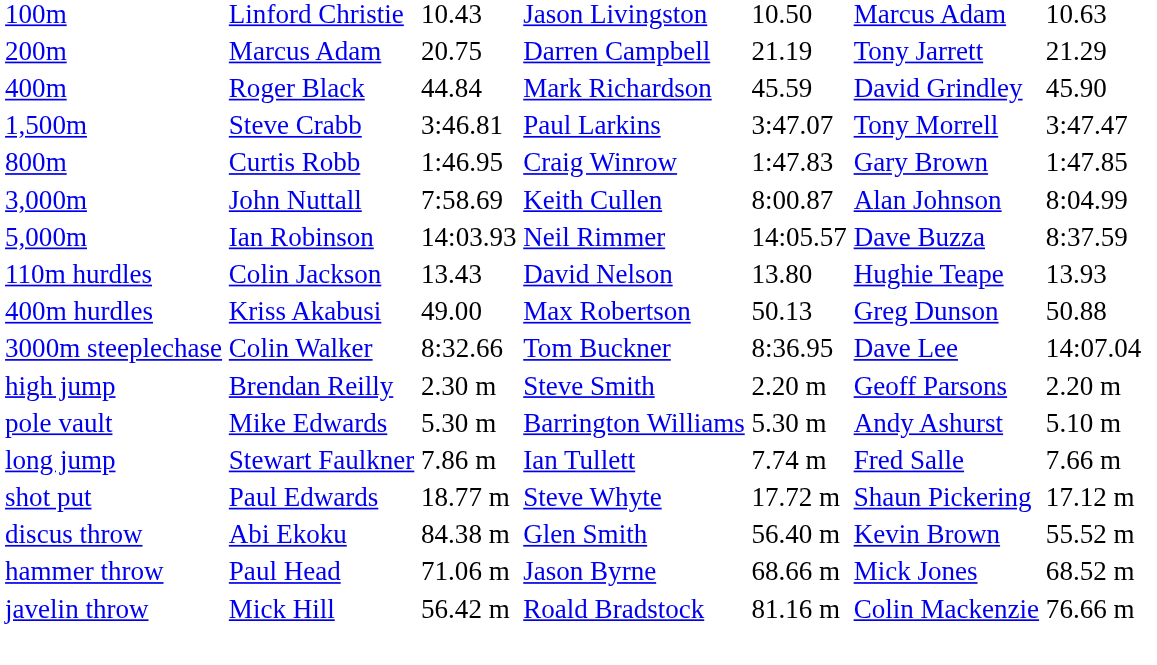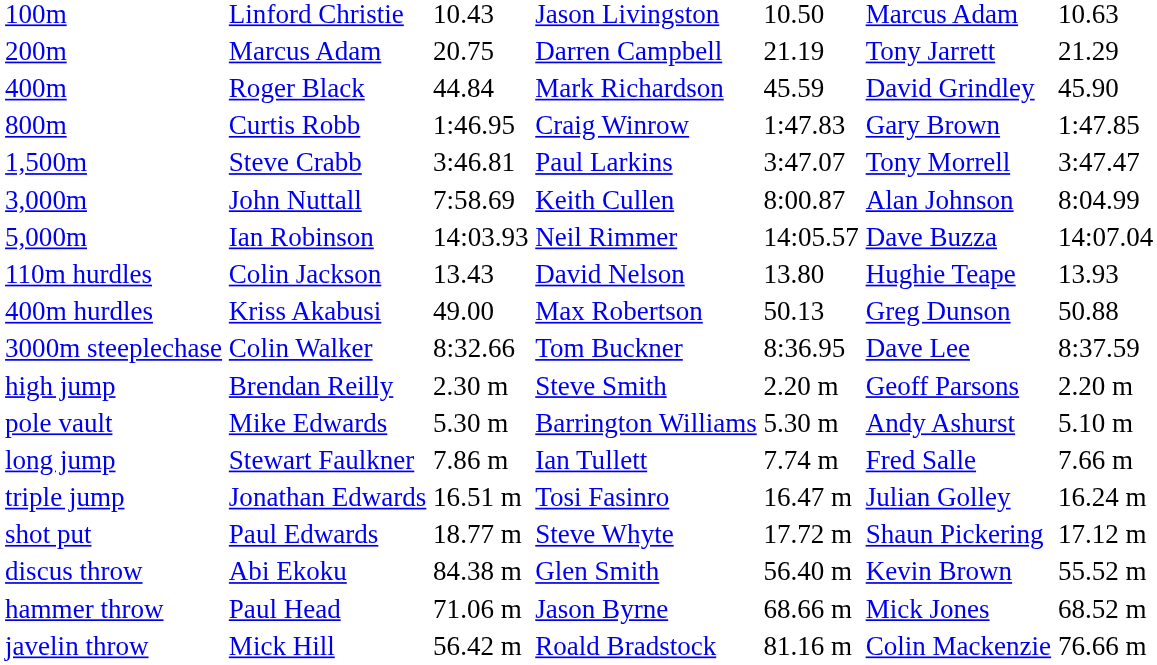rows swapped: (36, 162) <-> (46, 125)
(1087, 237) 8:37.59 -> (1106, 237) 14:07.04
(1094, 348) 14:07.04 -> (1099, 348) 8:37.59
+ row: (65, 497)
